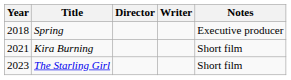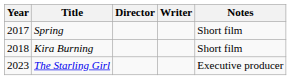(18, 30) 2018 -> (18, 30) 2017
(240, 30) Executive producer -> (220, 30) Short film
(18, 48) 2021 -> (18, 48) 2018
(220, 65) Short film -> (240, 65) Executive producer
